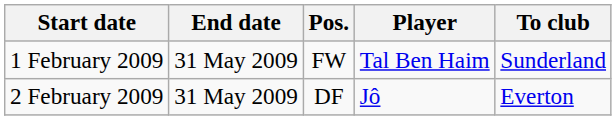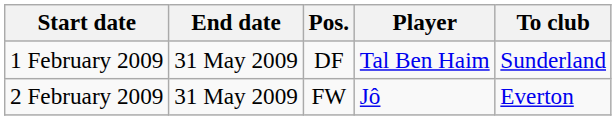(329, 59) FW -> (329, 59) DF
(329, 96) DF -> (329, 96) FW
